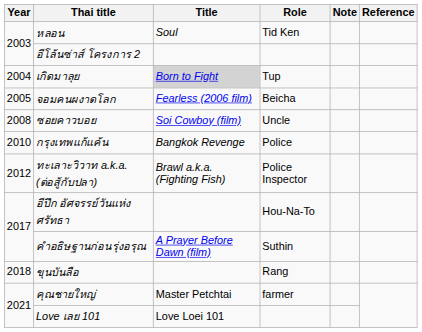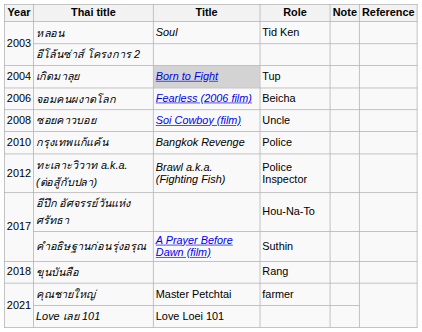(19, 98) 2005 -> (19, 98) 2006
